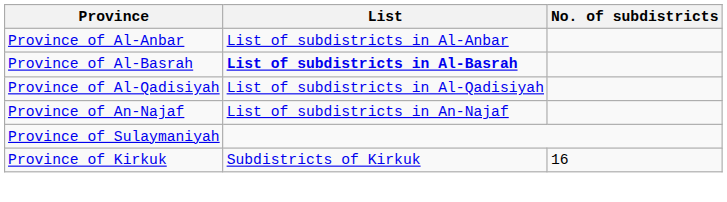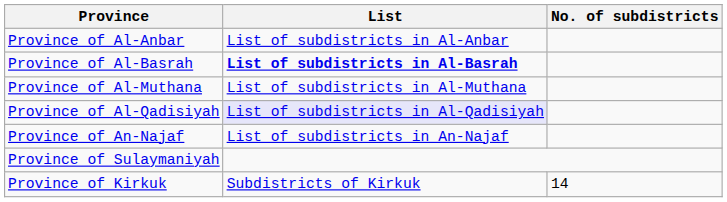+ row: (105, 88)
(385, 88) no background -> (385, 112) lavender background
(560, 160) 16 -> (560, 184) 14
